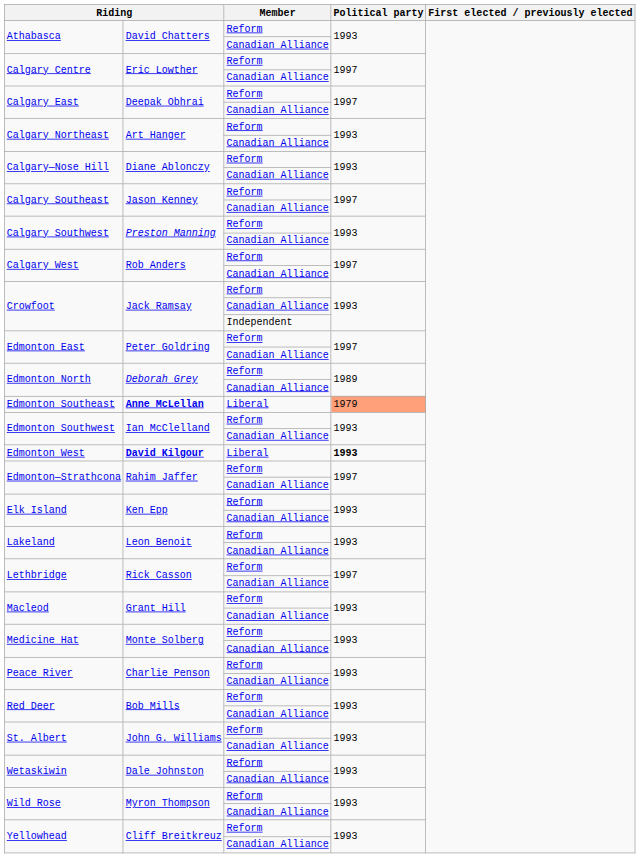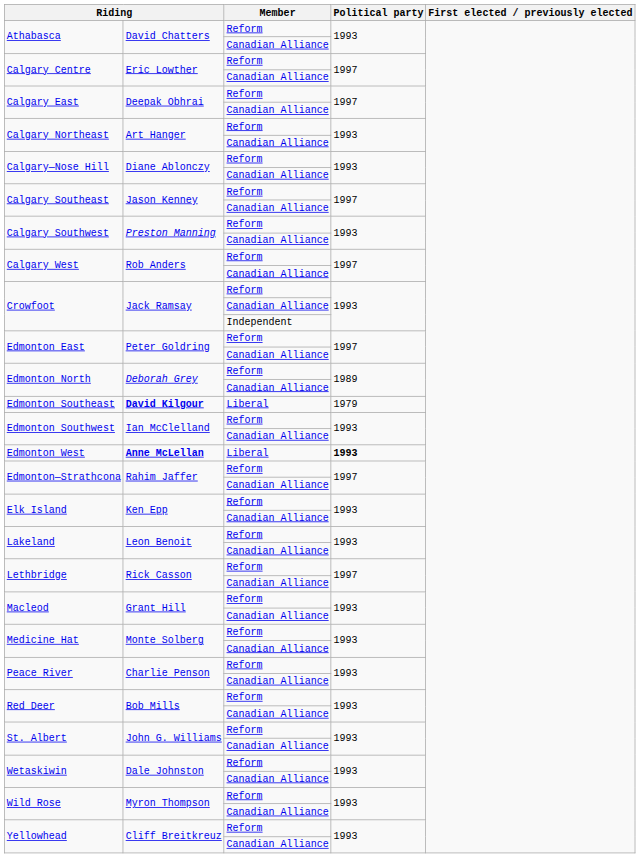(165, 404) Anne McLellan -> (165, 404) David Kilgour
(345, 404) lightsalmon background -> (345, 404) no background
(165, 453) David Kilgour -> (165, 453) Anne McLellan
